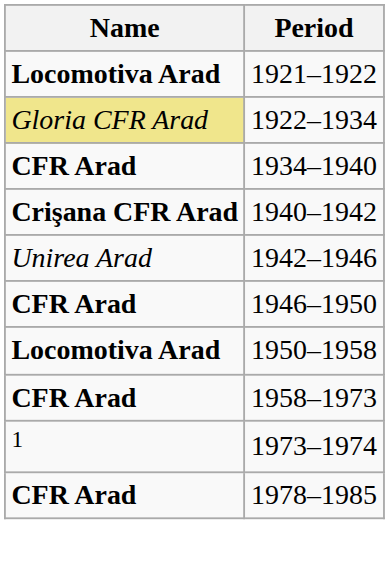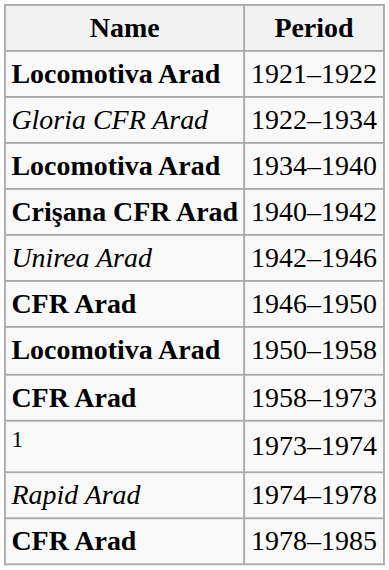(110, 119) khaki background -> (110, 119) no background
(74, 166) CFR Arad -> (116, 166) Locomotiva Arad
+ row: (314, 494)
